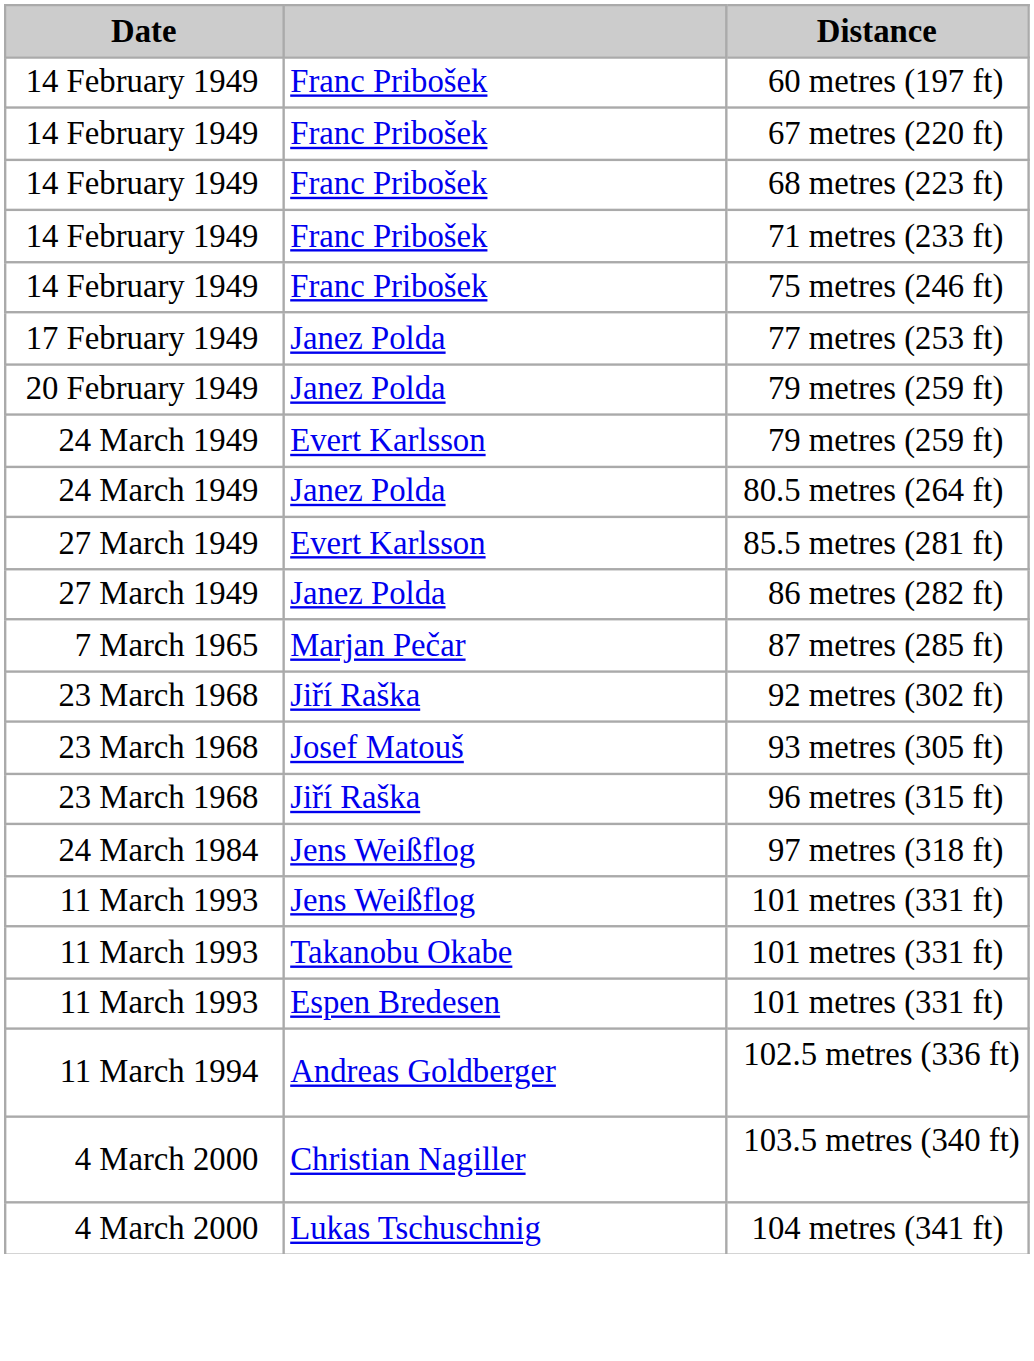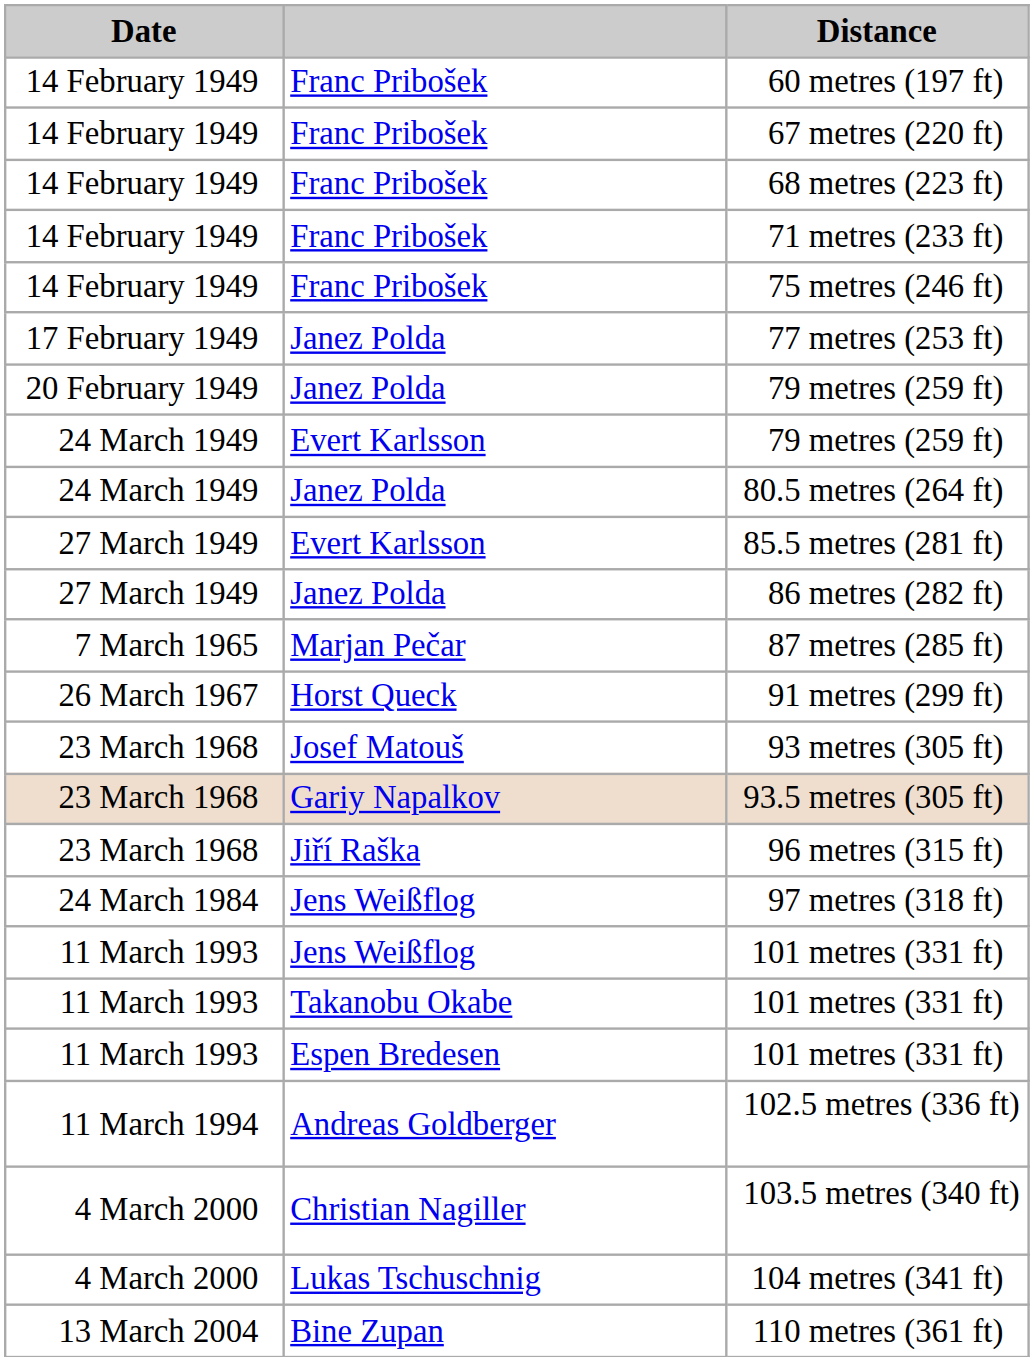+ row: (373, 696)
- row: (355, 696)
+ row: (395, 798)
+ row: (367, 1330)
